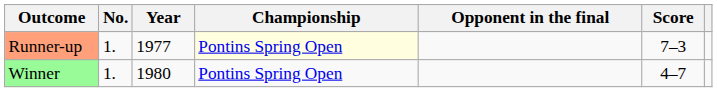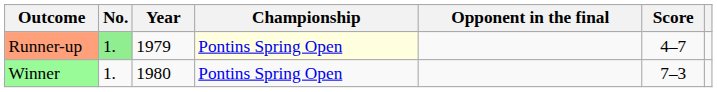(109, 45) no background -> (109, 45) lightgreen background
(154, 45) 1977 -> (154, 45) 1979
(673, 45) 7–3 -> (673, 45) 4–7
(673, 73) 4–7 -> (673, 73) 7–3
